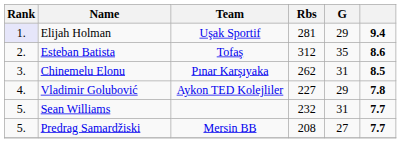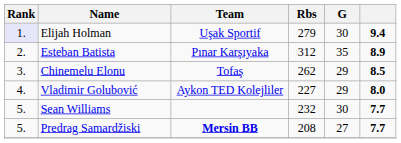(307, 33) 281 -> (307, 33) 279
(342, 33) 29 -> (342, 33) 30
(230, 52) Tofaş -> (230, 52) Pınar Karşıyaka
(378, 52) 8.6 -> (378, 52) 8.9
(230, 71) Pınar Karşıyaka -> (230, 71) Tofaş
(342, 71) 31 -> (342, 71) 29
(378, 90) 7.8 -> (378, 90) 8.0
(342, 109) 31 -> (342, 109) 30
(230, 128) normal -> (230, 128) bold
